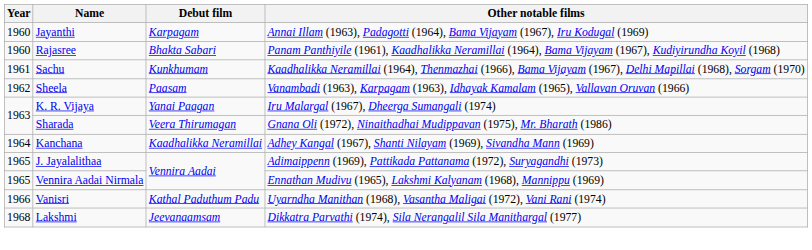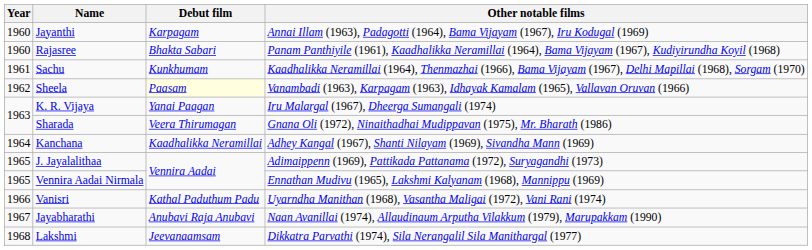(168, 87) no background -> (168, 87) lightyellow background
+ row: (65, 217)
